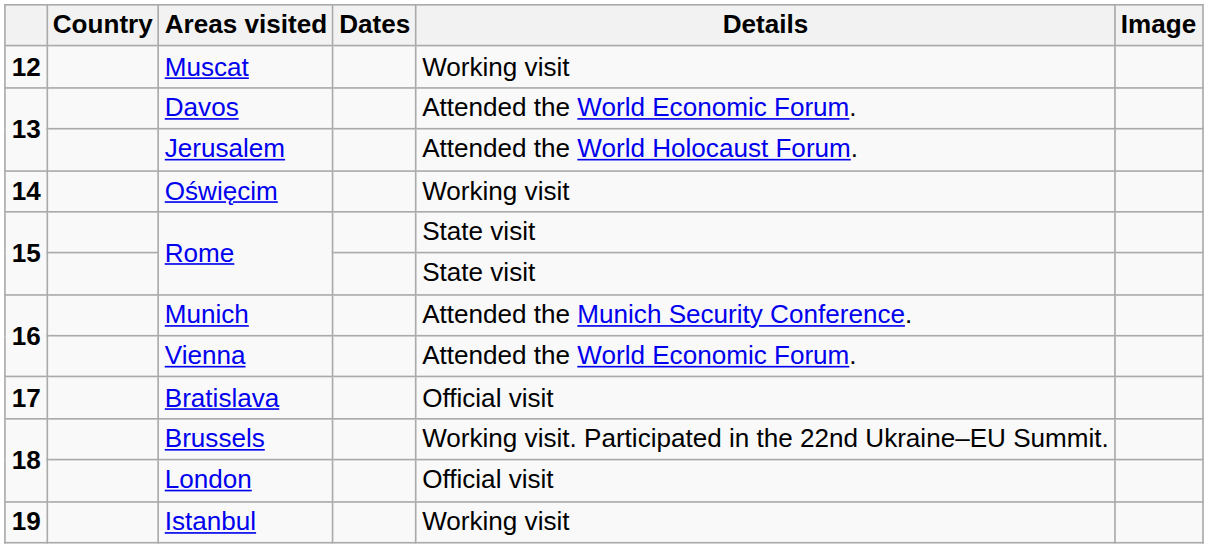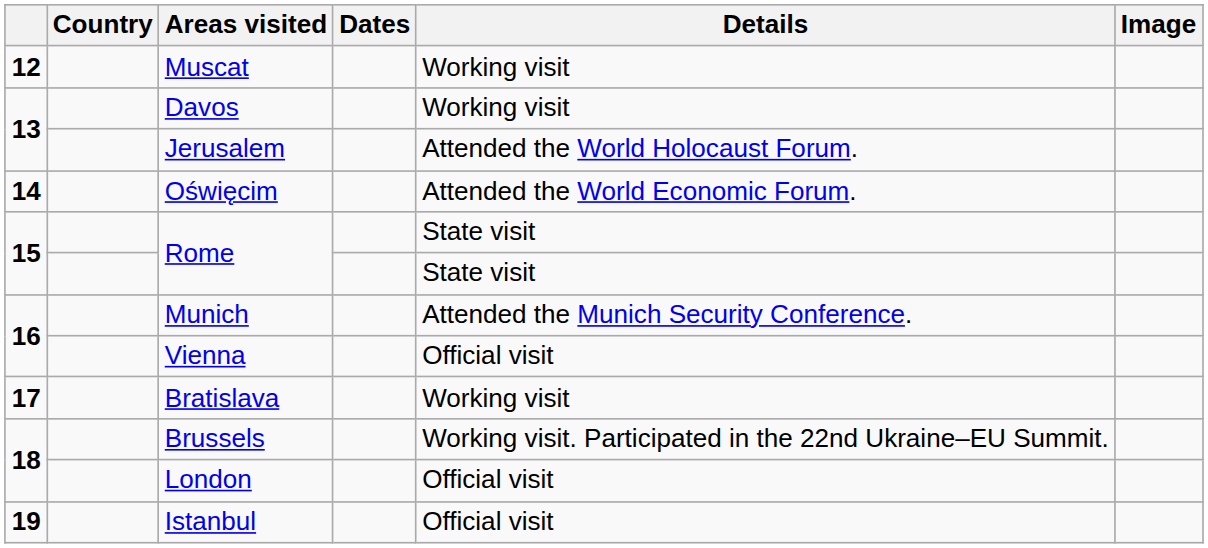(639, 107) Attended the World Economic Forum. -> (496, 107) Working visit
(496, 190) Working visit -> (639, 190) Attended the World Economic Forum.
(639, 356) Attended the World Economic Forum. -> (488, 356) Official visit
(488, 397) Official visit -> (496, 397) Working visit
(496, 521) Working visit -> (488, 521) Official visit
